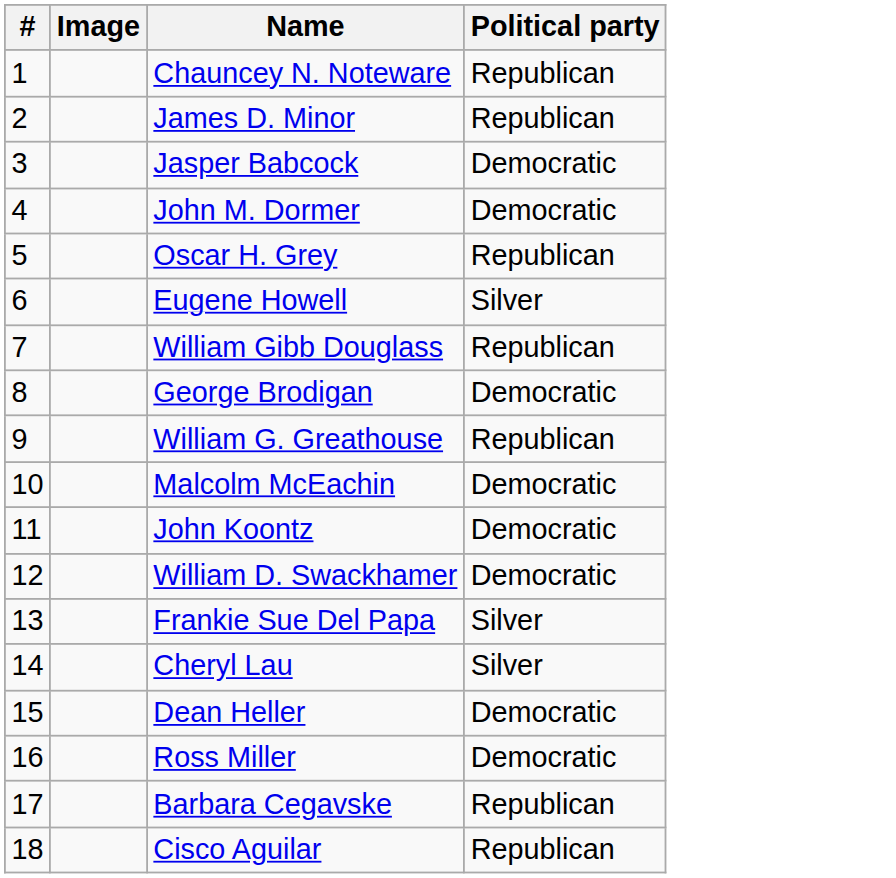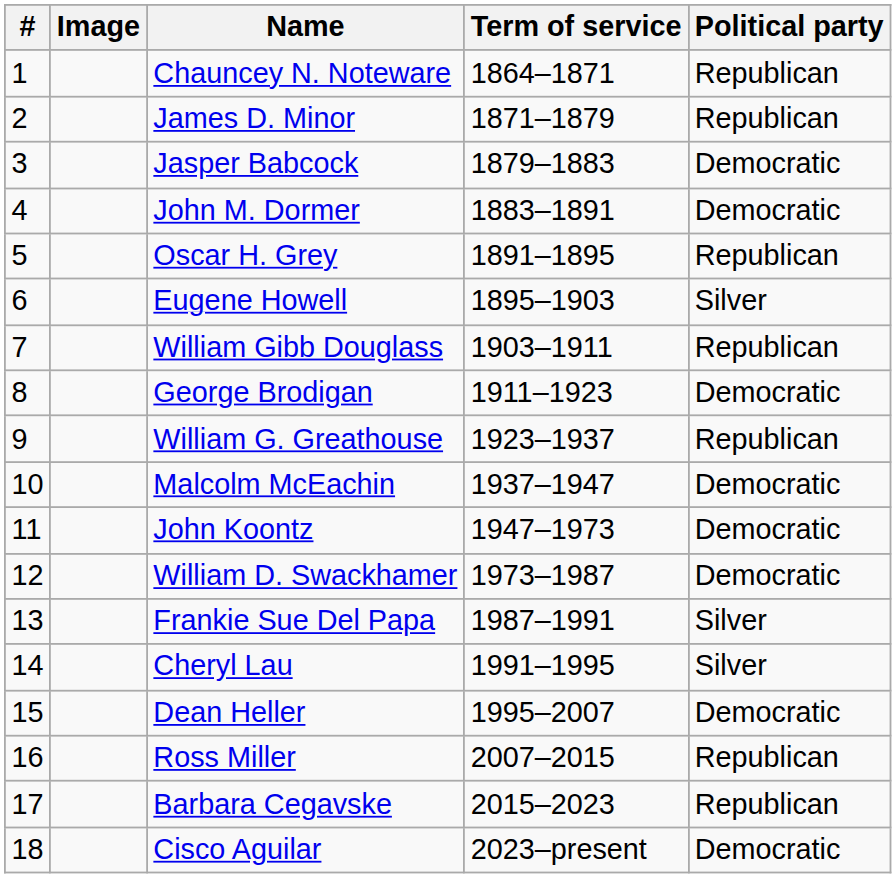+ column: (576, 27)
(544, 758) Democratic -> (767, 758) Republican
(543, 849) Republican -> (768, 849) Democratic
